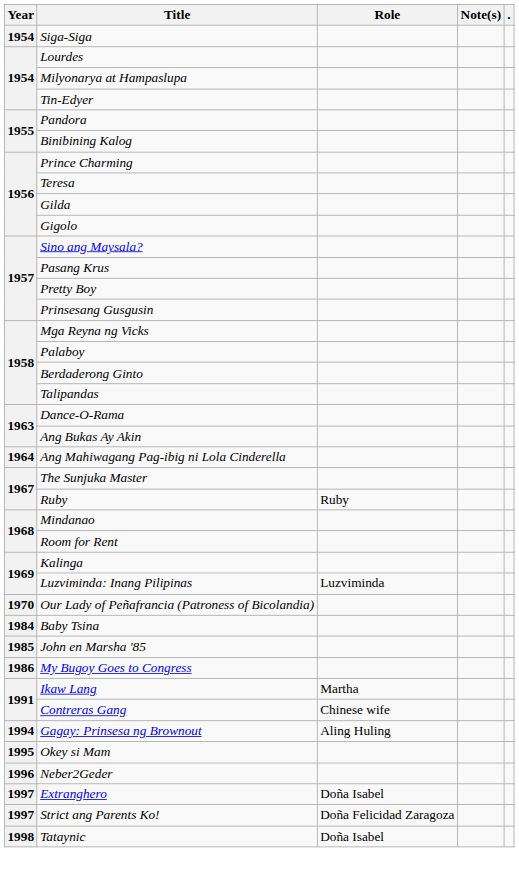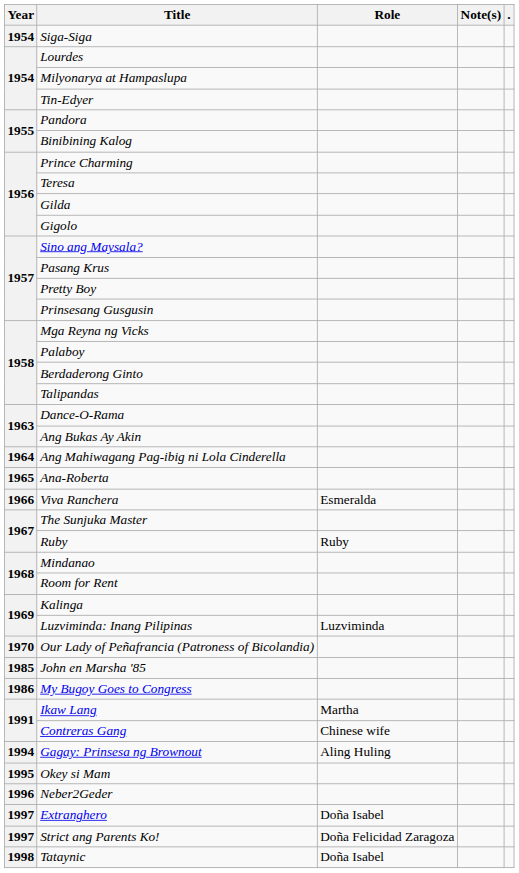+ row: (74, 478)
+ row: (79, 499)
- row: (70, 625)
